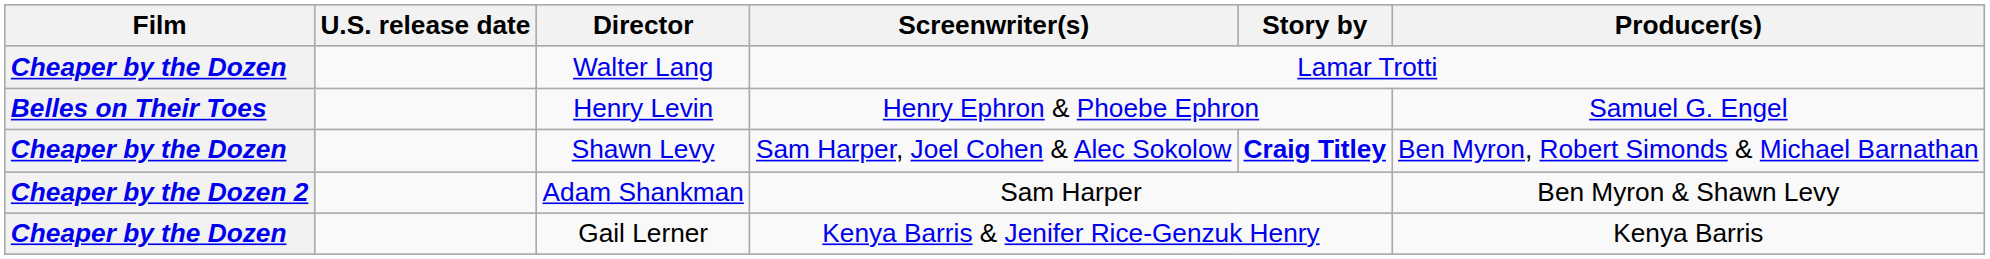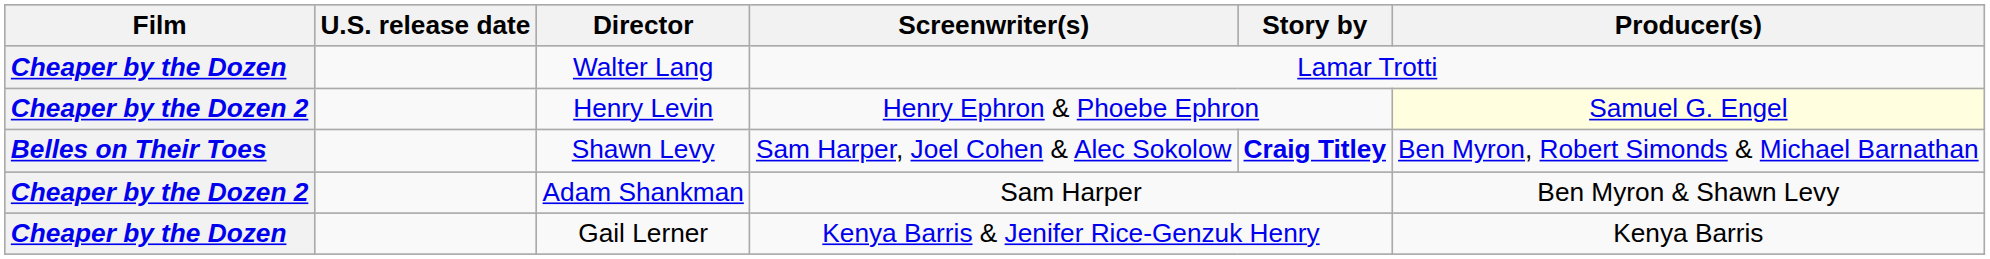(139, 108) Belles on Their Toes -> (160, 108) Cheaper by the Dozen 2
(1688, 108) no background -> (1688, 108) lightyellow background
(149, 150) Cheaper by the Dozen -> (139, 150) Belles on Their Toes
